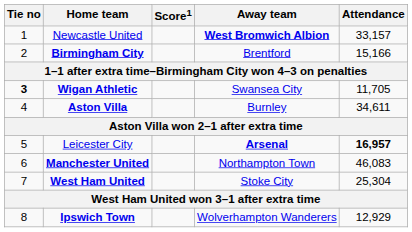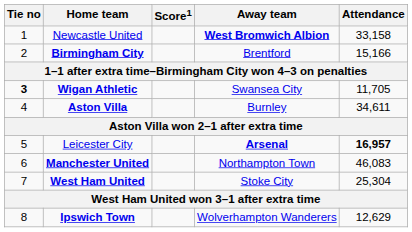(373, 35) 33,157 -> (373, 35) 33,158
(373, 217) 12,929 -> (373, 217) 12,629
